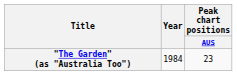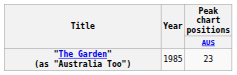(173, 59) 1984 -> (173, 59) 1985
